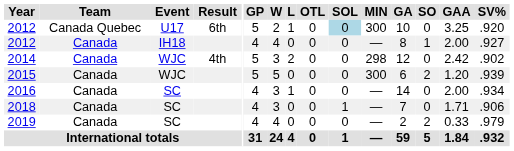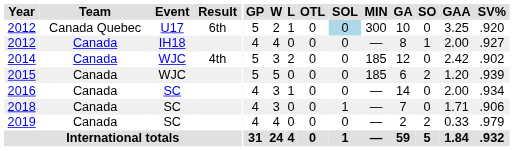(376, 59) 298 -> (376, 59) 185
(376, 75) 300 -> (376, 75) 185
